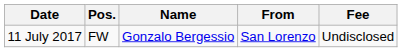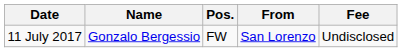columns swapped: (102, 15) <-> (178, 15)
